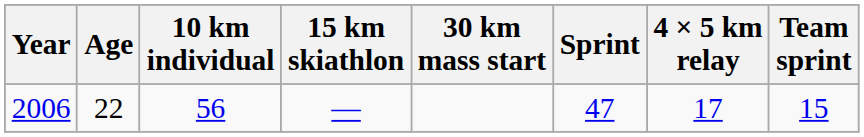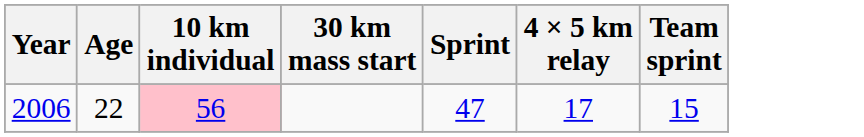- column: (346, 44)
(211, 107) no background -> (211, 107) pink background
